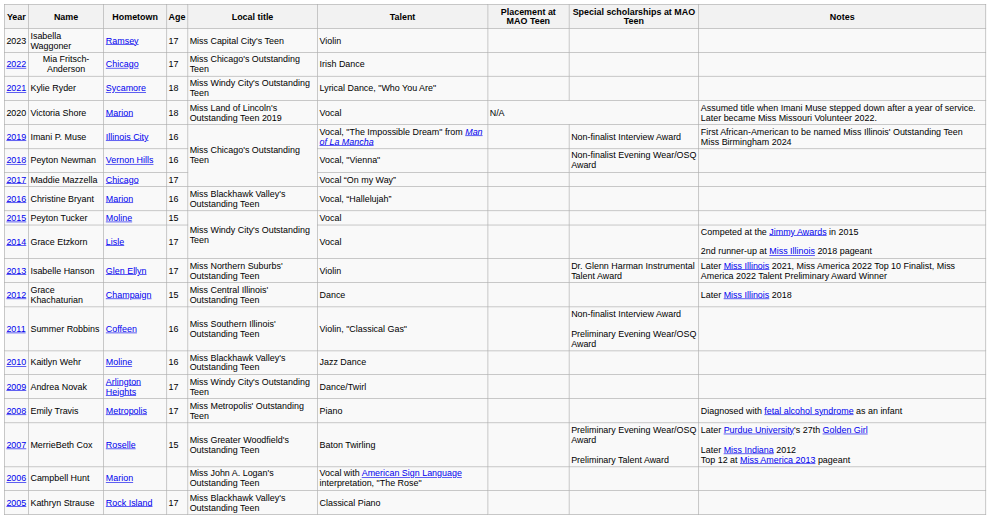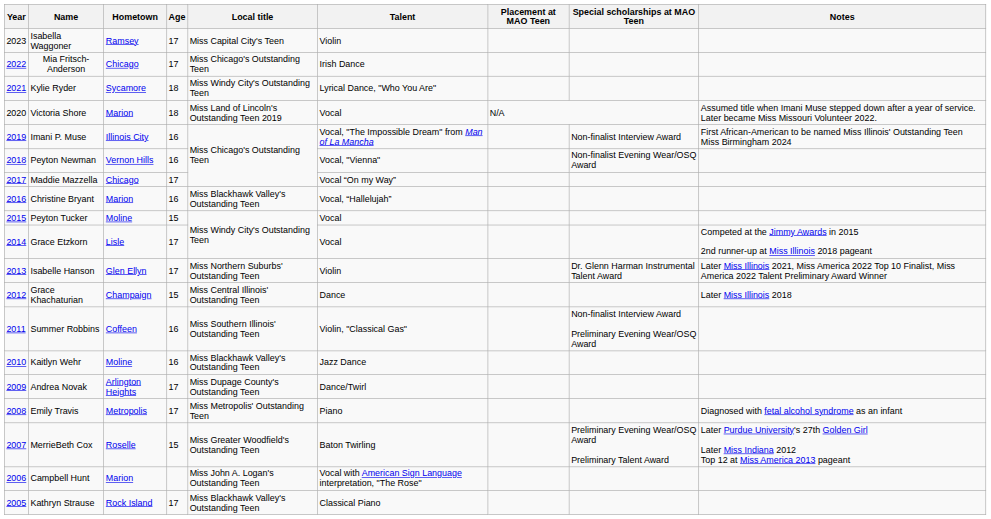(250, 387) Miss Windy City's Outstanding Teen -> (234, 387) Miss Dupage County's Outstanding Teen
